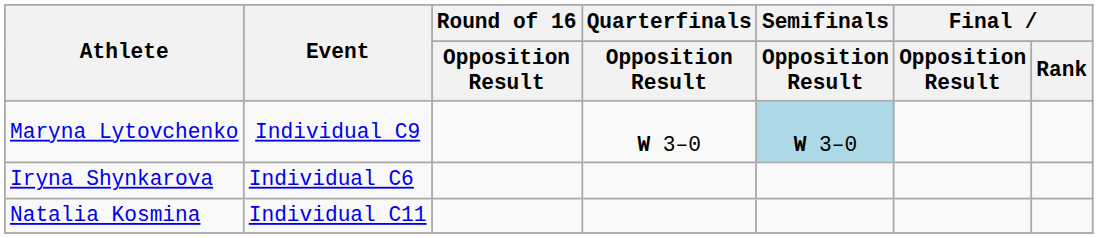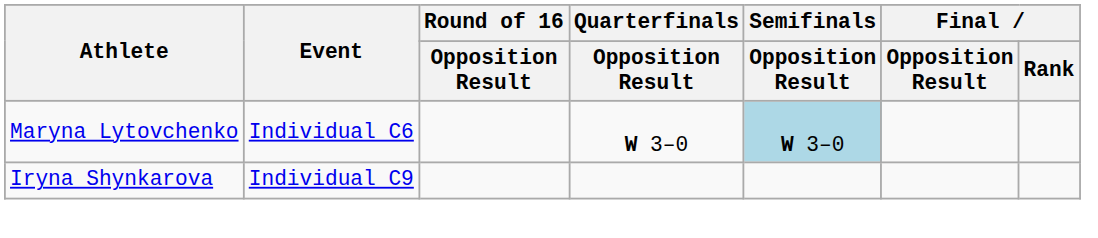(338, 132) Individual C9 -> (331, 132) Individual C6
(331, 180) Individual C6 -> (331, 180) Individual C9
- row: (105, 215)
